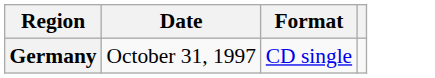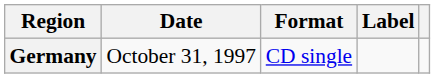+ column: (388, 21)
